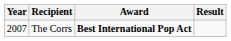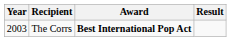(17, 28) 2007 -> (17, 28) 2003
